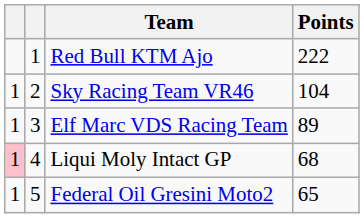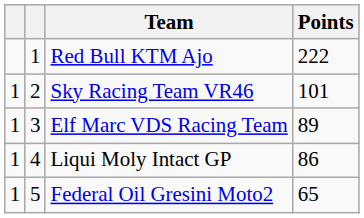(313, 90) 104 -> (313, 90) 101
(15, 159) pink background -> (15, 159) no background
(308, 159) 68 -> (308, 159) 86
